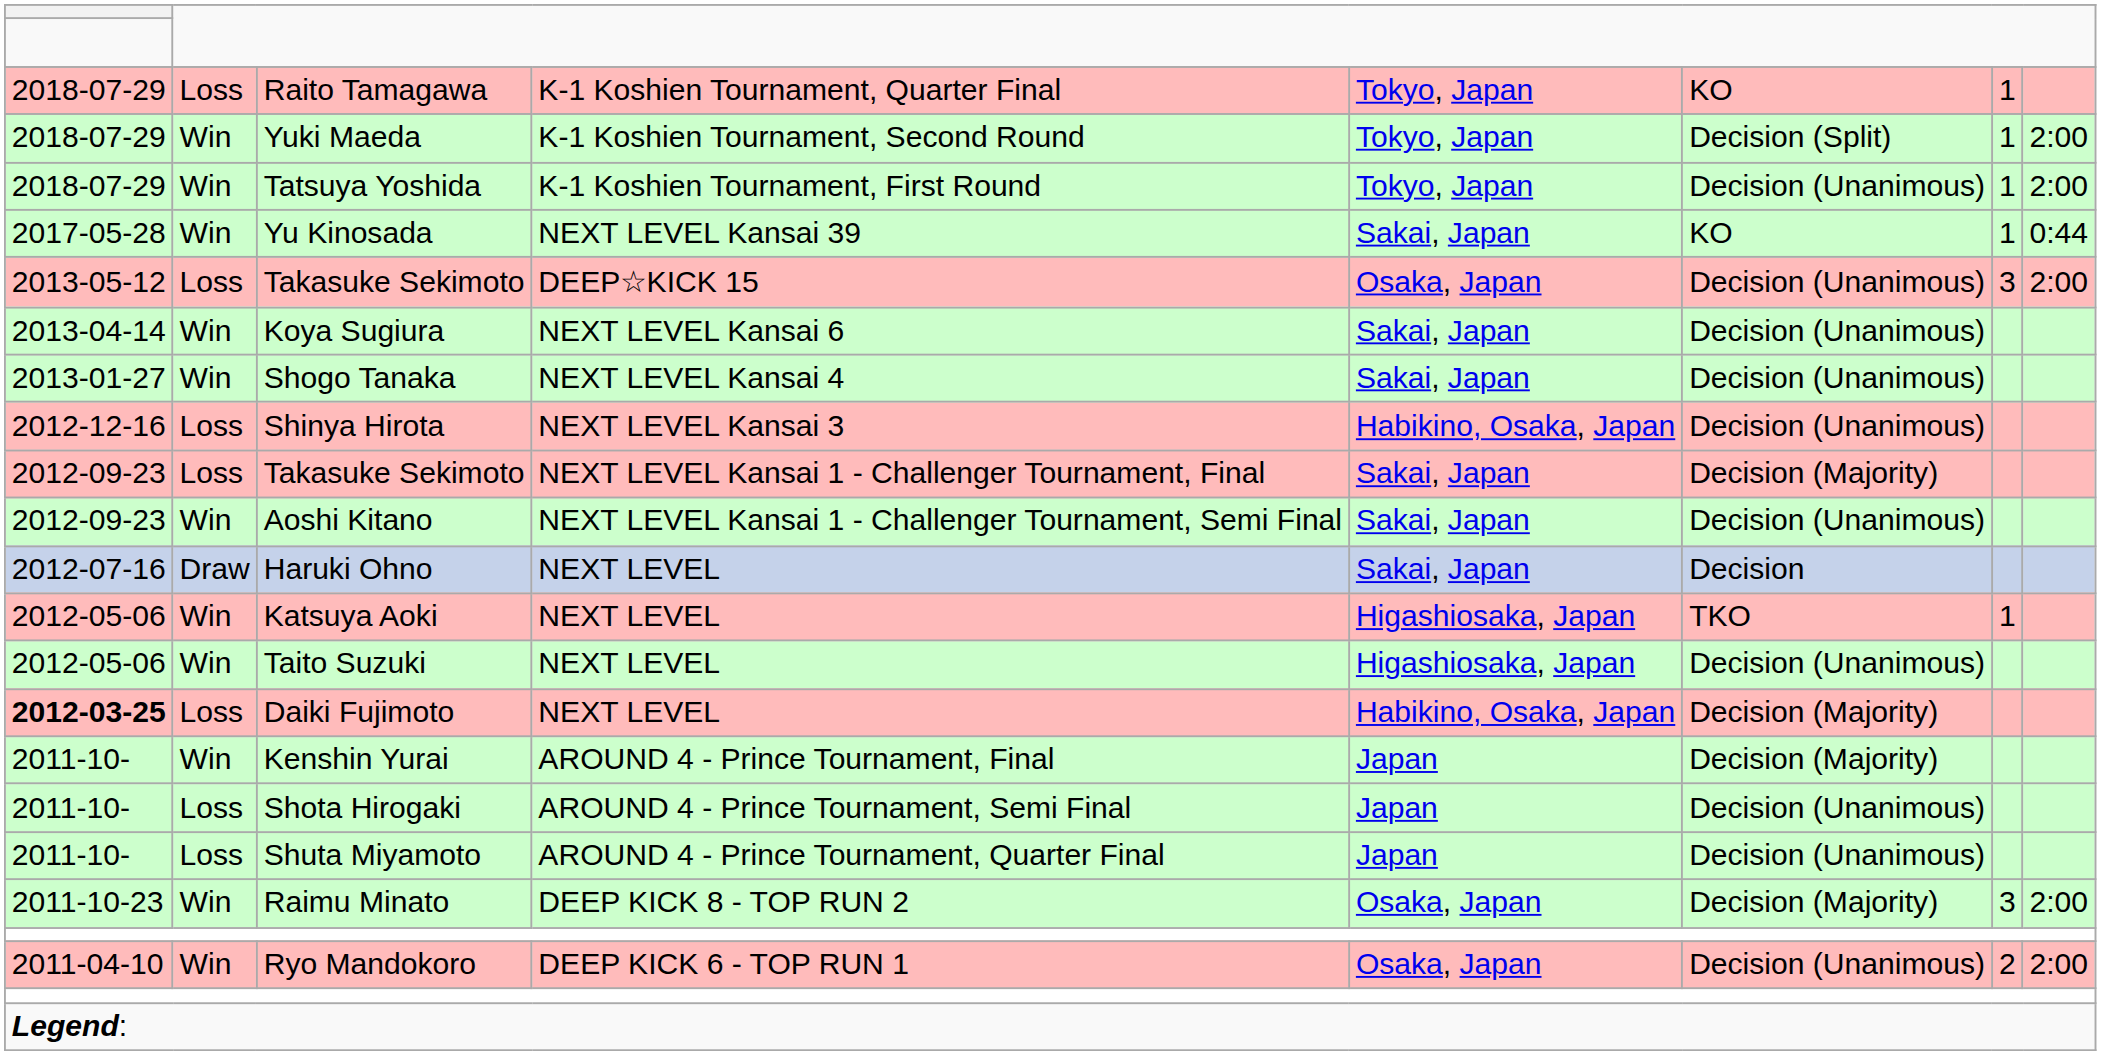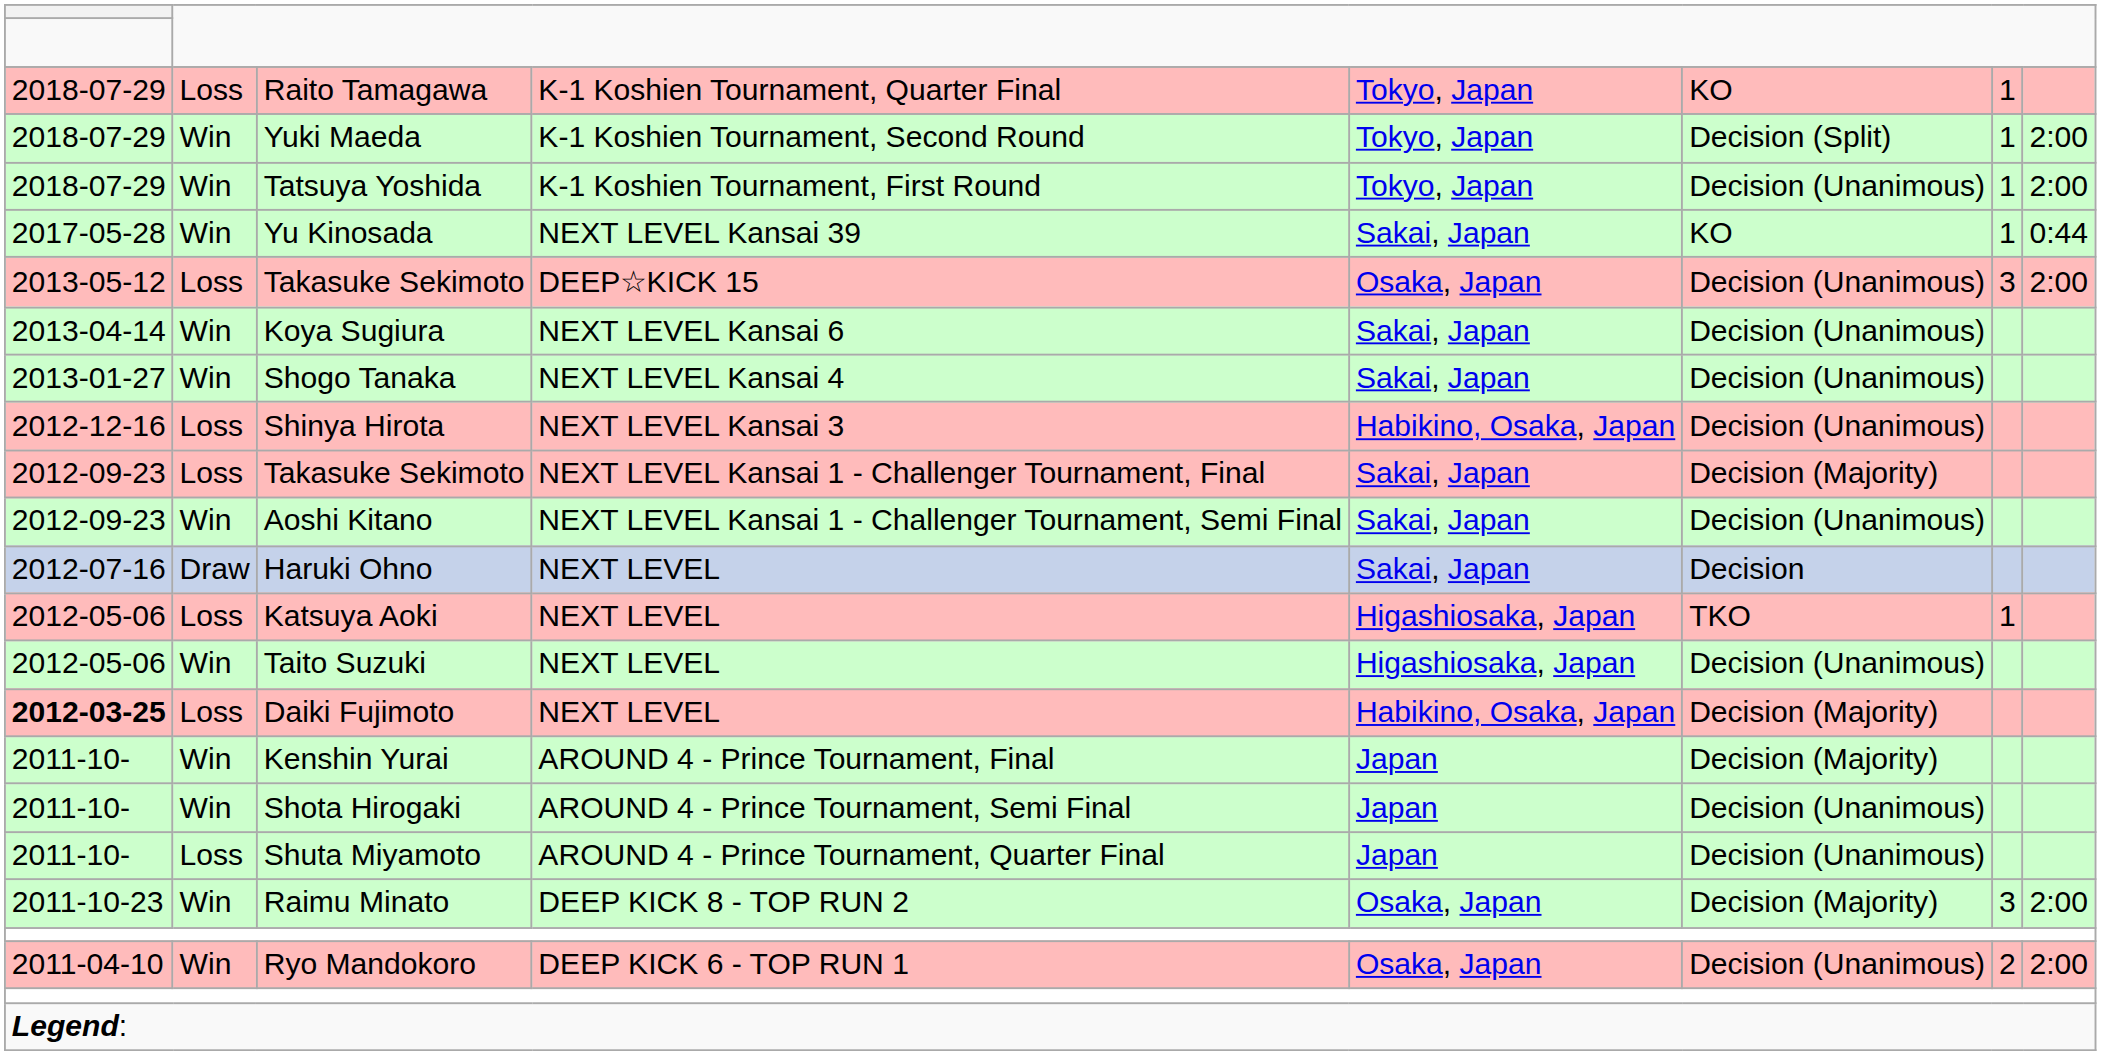(206, 616) Win -> (211, 616) Loss
(211, 807) Loss -> (206, 807) Win
